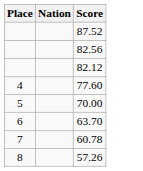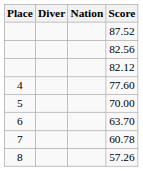+ column: (52, 13)
